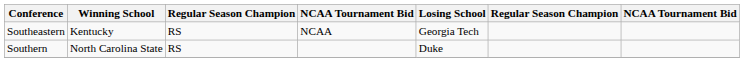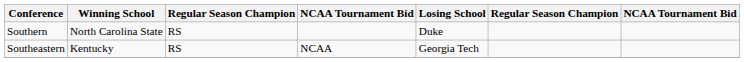rows swapped: (36, 31) <-> (27, 48)
